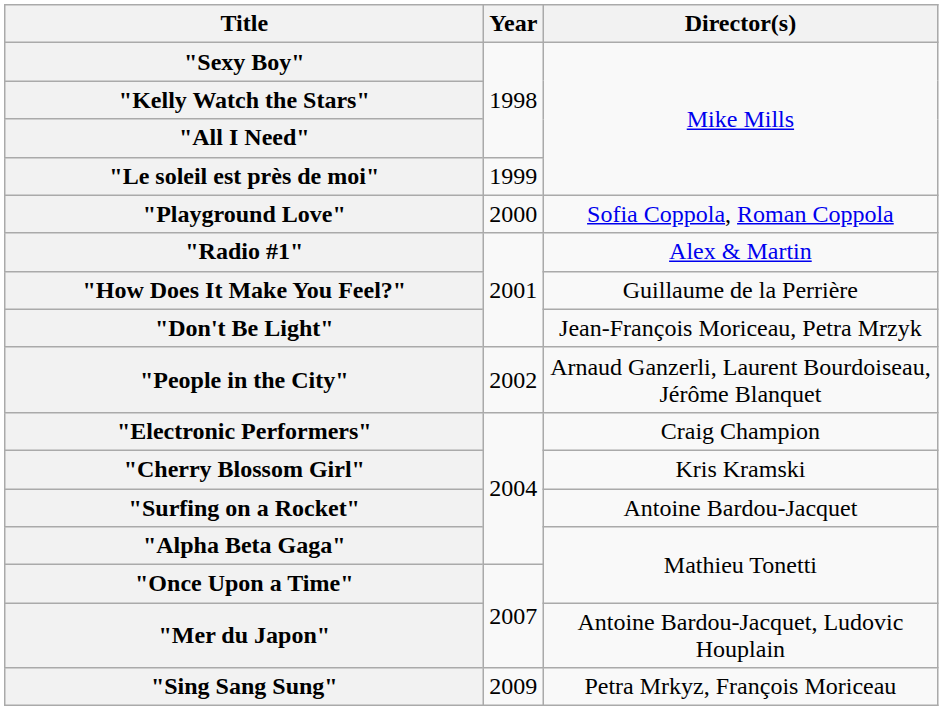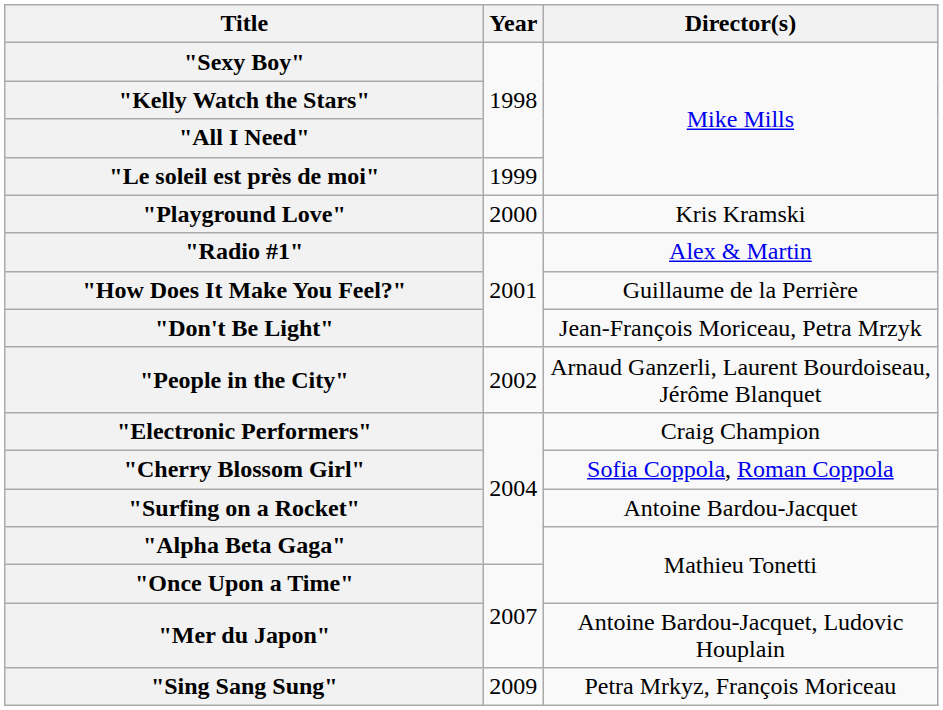(740, 213) Sofia Coppola, Roman Coppola -> (740, 213) Kris Kramski
(740, 469) Kris Kramski -> (740, 469) Sofia Coppola, Roman Coppola
